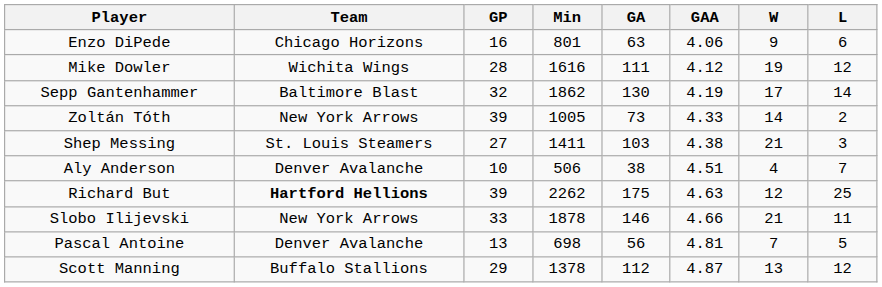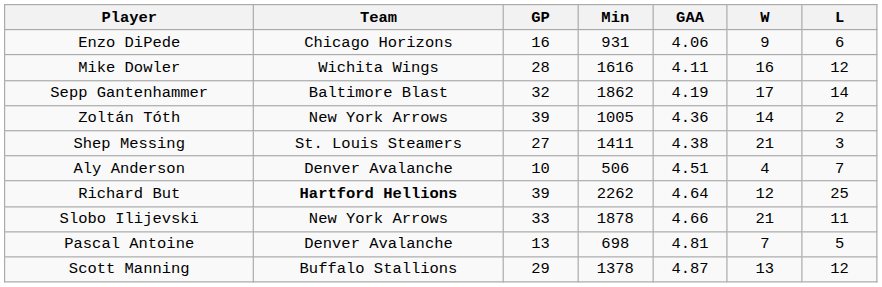- column: (636, 17)
(567, 42) 801 -> (615, 42) 931
(705, 68) 4.12 -> (690, 68) 4.11
(774, 68) 19 -> (765, 68) 16
(705, 118) 4.33 -> (690, 118) 4.36
(705, 194) 4.63 -> (690, 194) 4.64
